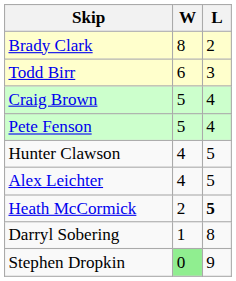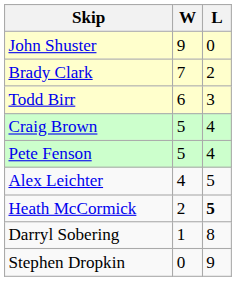+ row: (52, 45)
(181, 45) 8 -> (181, 72) 7
- row: (64, 153)
(181, 262) lightgreen background -> (181, 262) no background
